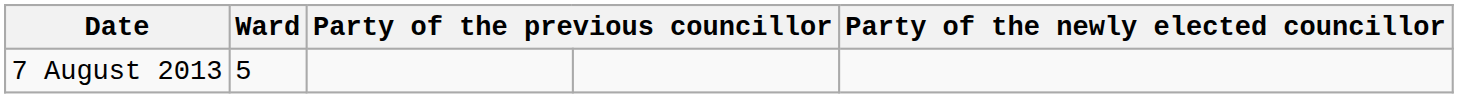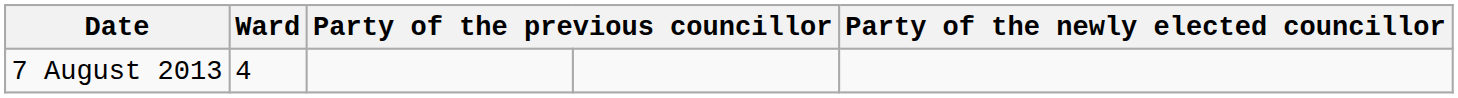(243, 71) 5 -> (243, 71) 4
